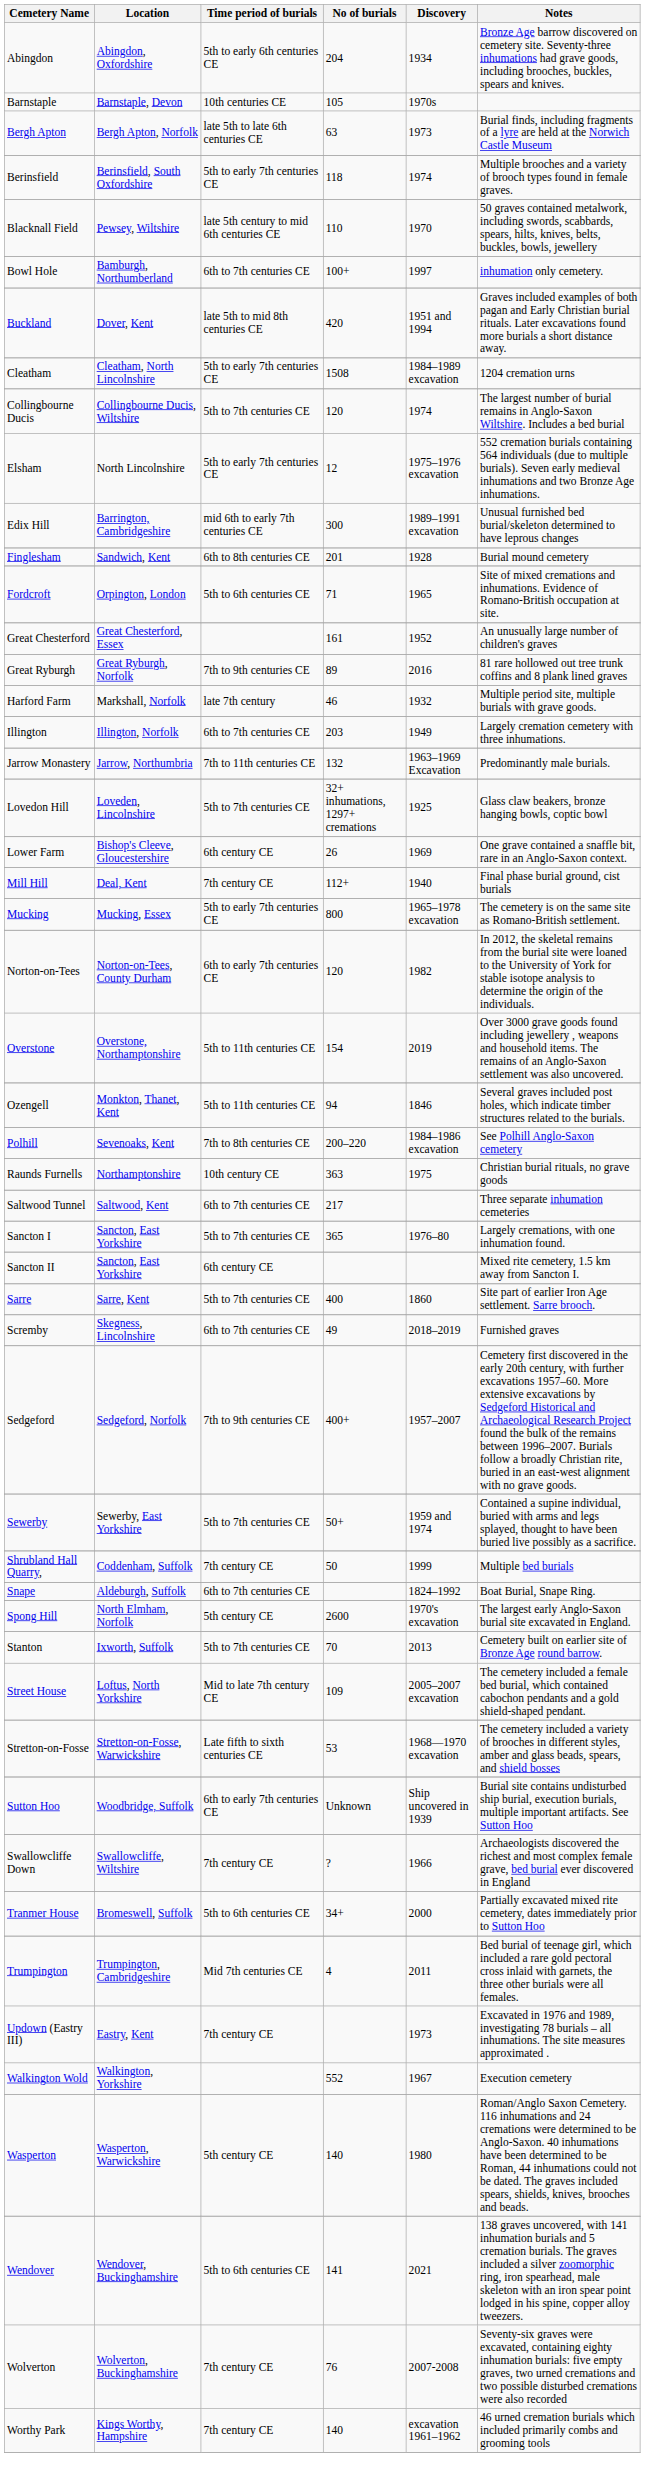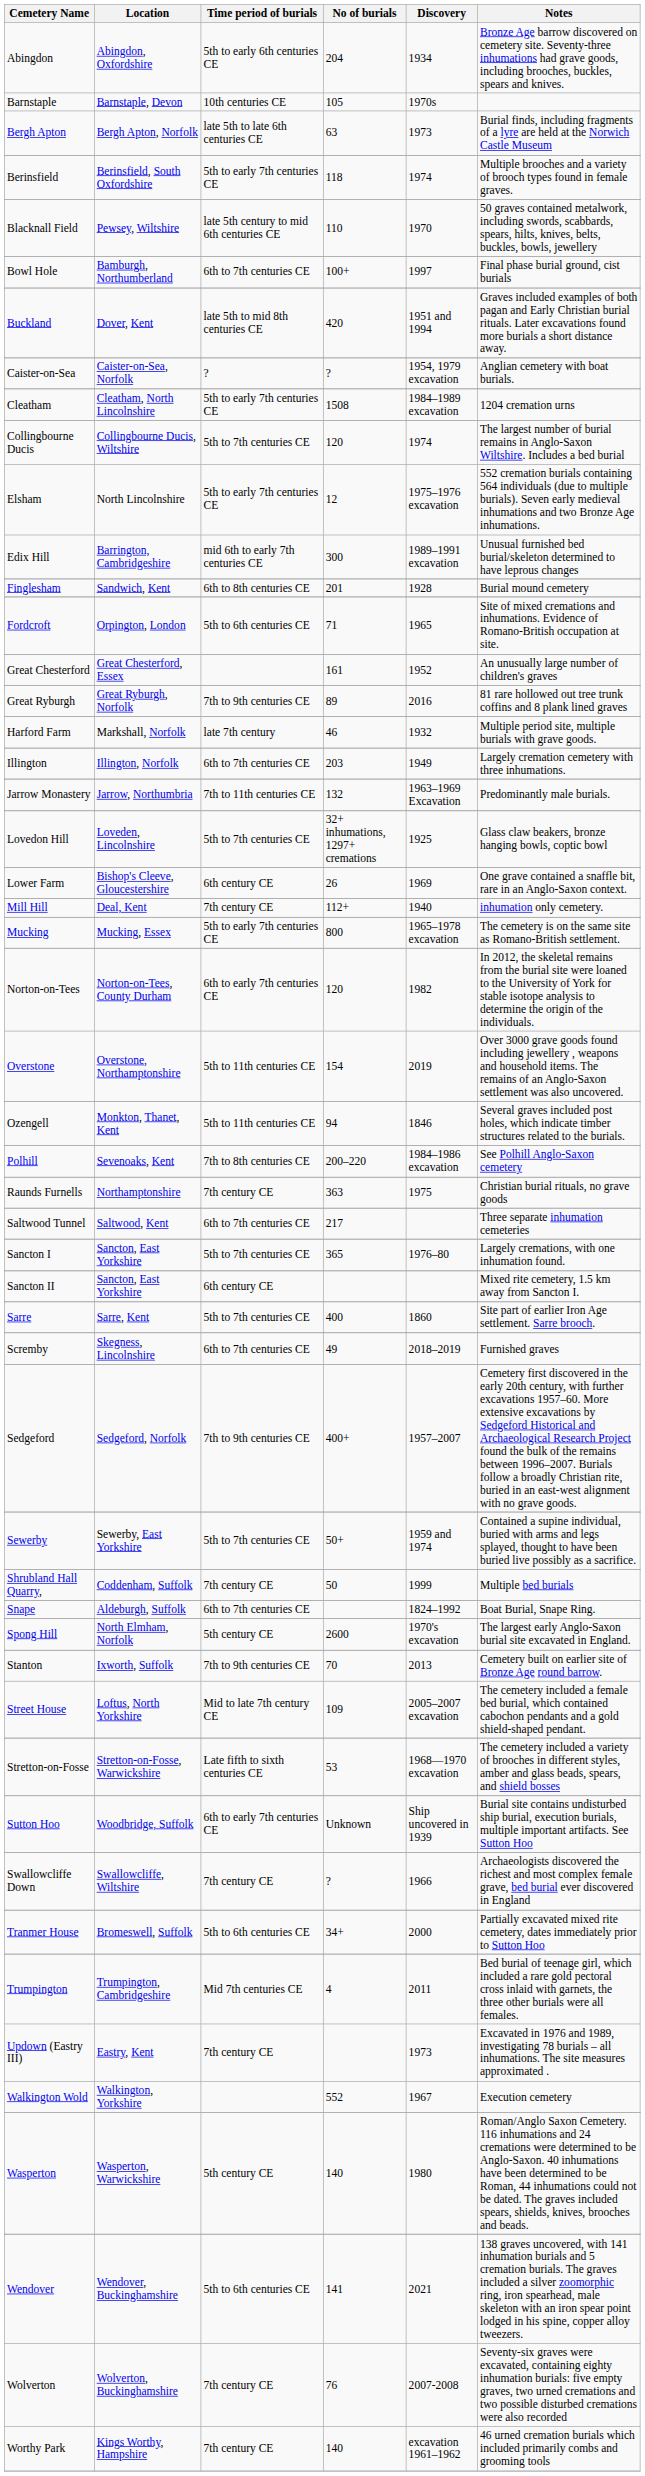(542, 272) inhumation only cemetery. -> (550, 272) Final phase burial ground, cist burials
+ row: (41, 373)
(550, 883) Final phase burial ground, cist burials -> (542, 908) inhumation only cemetery.
(241, 1174) 10th century CE -> (238, 1192) 7th century CE
(257, 1647) 5th to 7th centuries CE -> (257, 1665) 7th to 9th centuries CE
